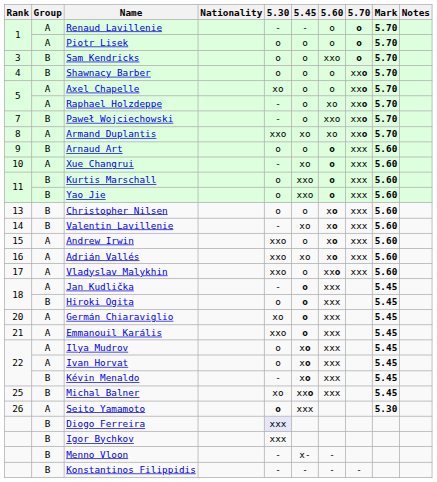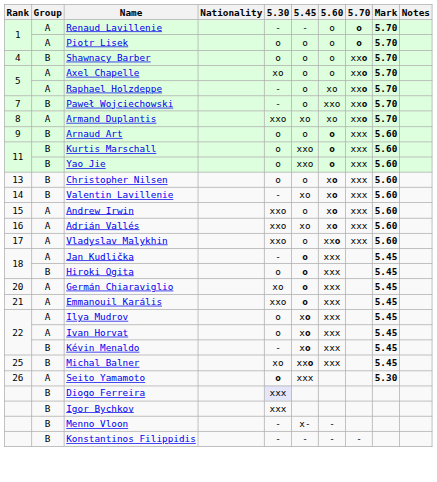- row: (103, 58)
- row: (100, 165)
